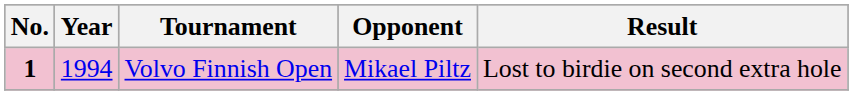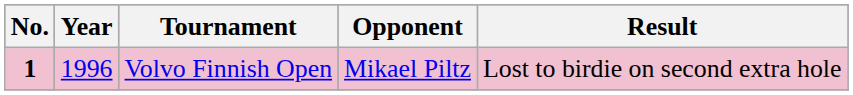(87, 68) 1994 -> (87, 68) 1996
